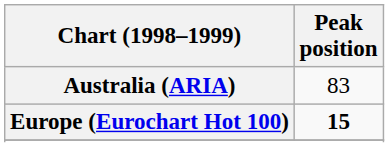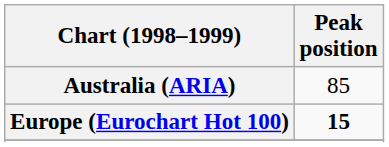(339, 85) 83 -> (339, 85) 85
